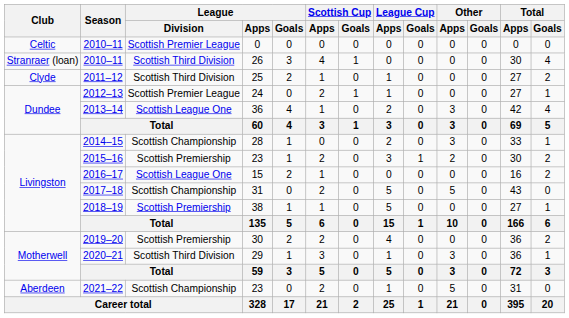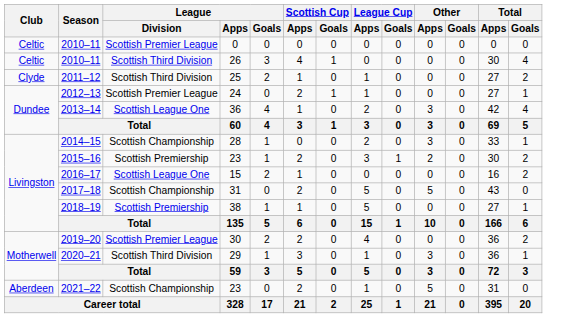(43, 61) Stranraer (loan) -> (31, 61) Celtic
(184, 239) Scottish Premiership -> (162, 239) Scottish Premier League
